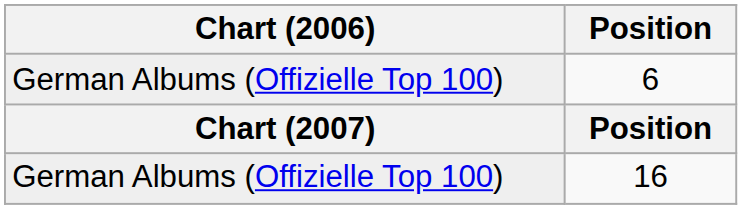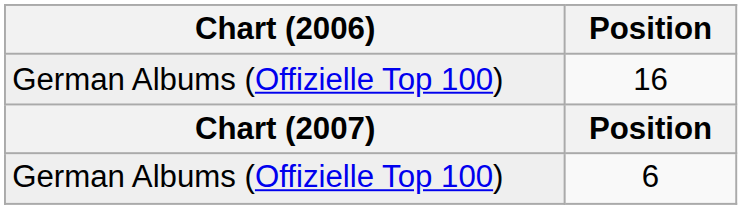rows swapped: (651, 177) <-> (651, 78)
